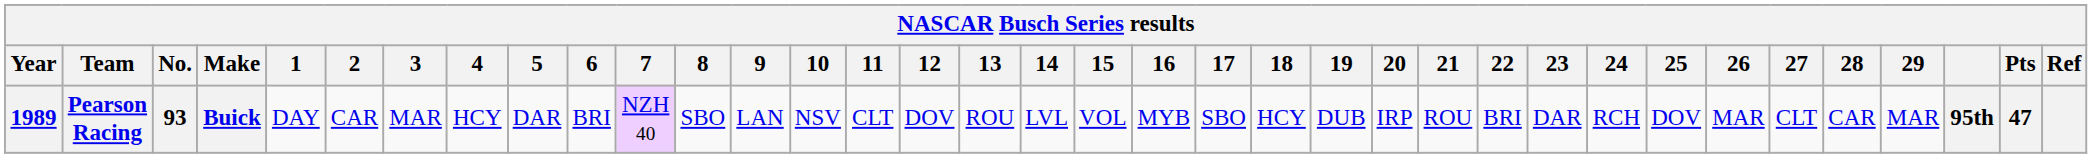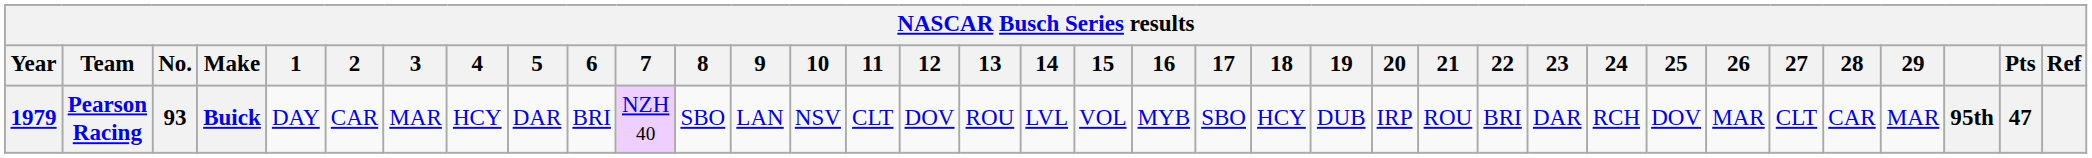(34, 118) 1989 -> (34, 118) 1979
